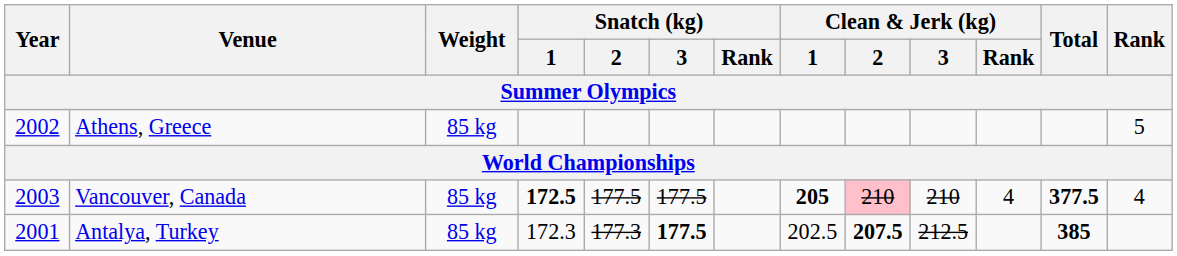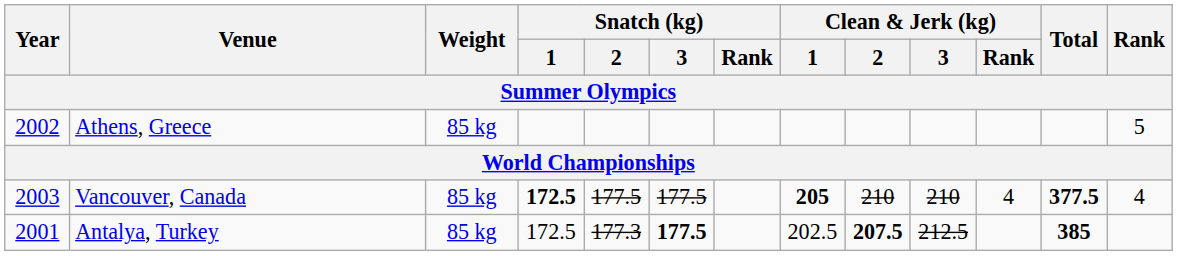(878, 197) pink background -> (878, 197) no background
(551, 232) 172.3 -> (551, 232) 172.5
